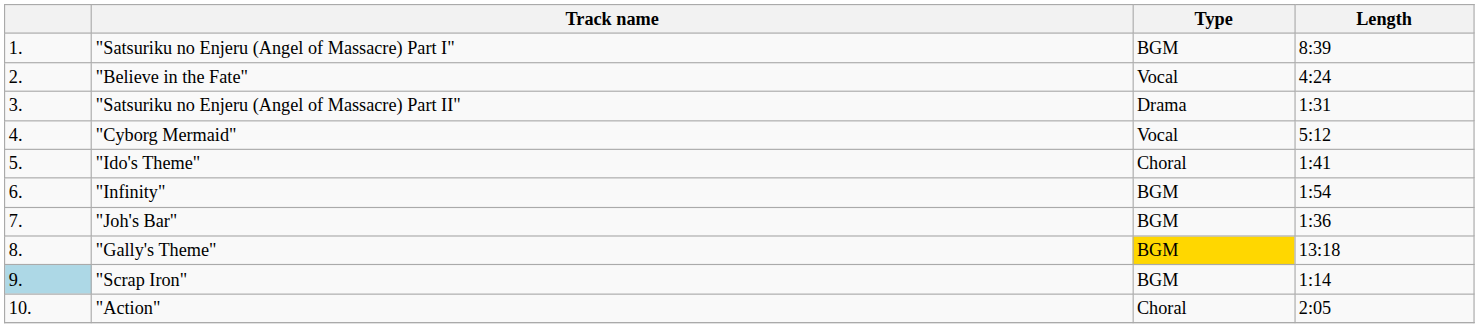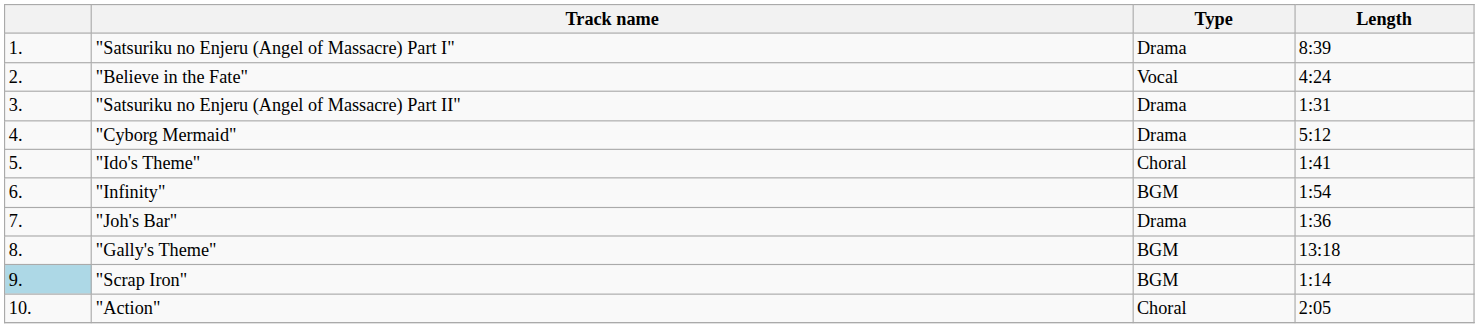(1158, 47) BGM -> (1162, 47) Drama
(1158, 134) Vocal -> (1162, 134) Drama
(1158, 221) BGM -> (1162, 221) Drama
(1158, 250) gold background -> (1158, 250) no background
